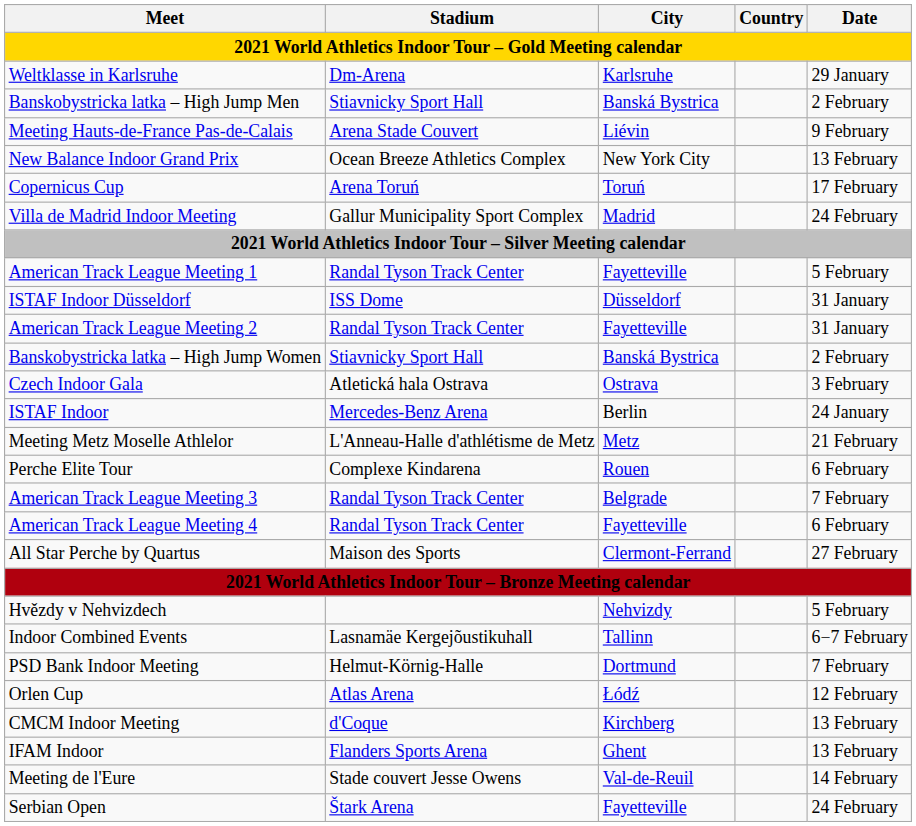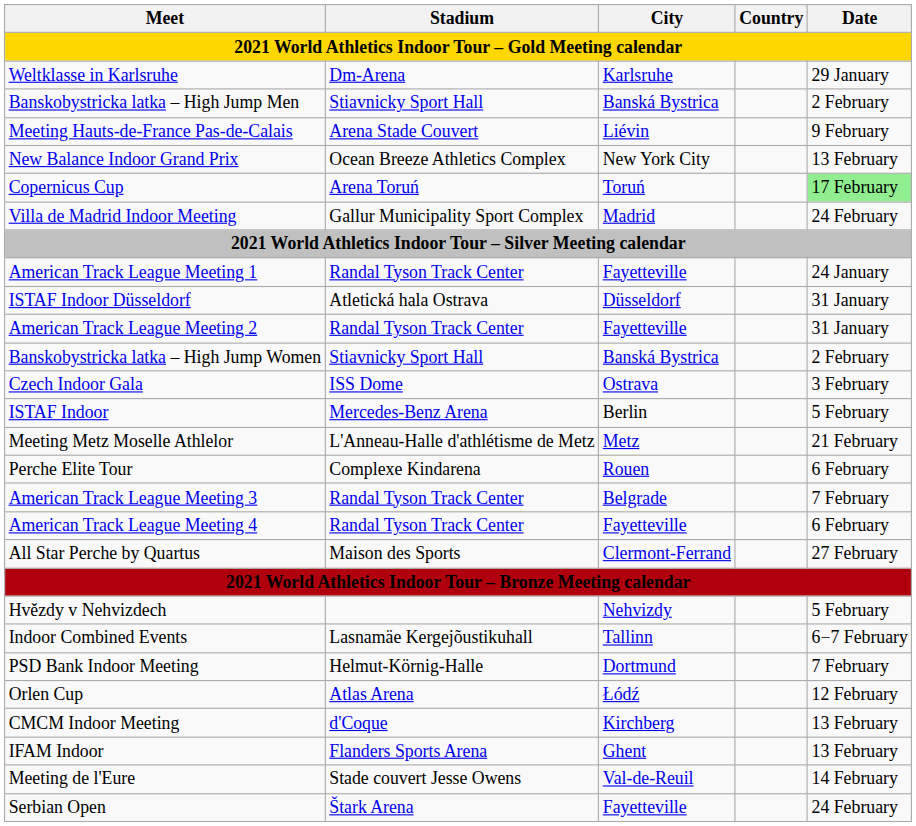(855, 187) no background -> (855, 187) lightgreen background
(850, 272) 5 February -> (850, 272) 24 January
(366, 300) ISS Dome -> (409, 300) Atletická hala Ostrava
(409, 384) Atletická hala Ostrava -> (366, 384) ISS Dome
(850, 412) 24 January -> (850, 412) 5 February
